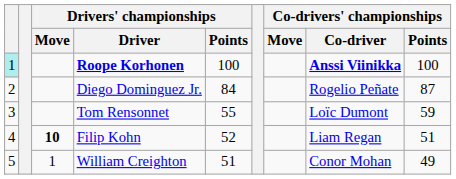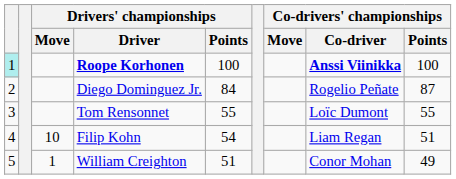(428, 113) 59 -> (428, 113) 55
(52, 137) bold -> (52, 137) normal
(228, 137) 52 -> (228, 137) 54
